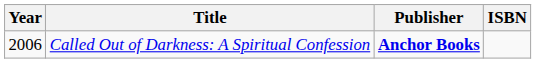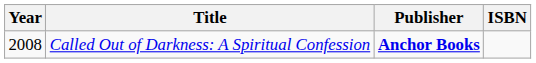(25, 44) 2006 -> (25, 44) 2008
